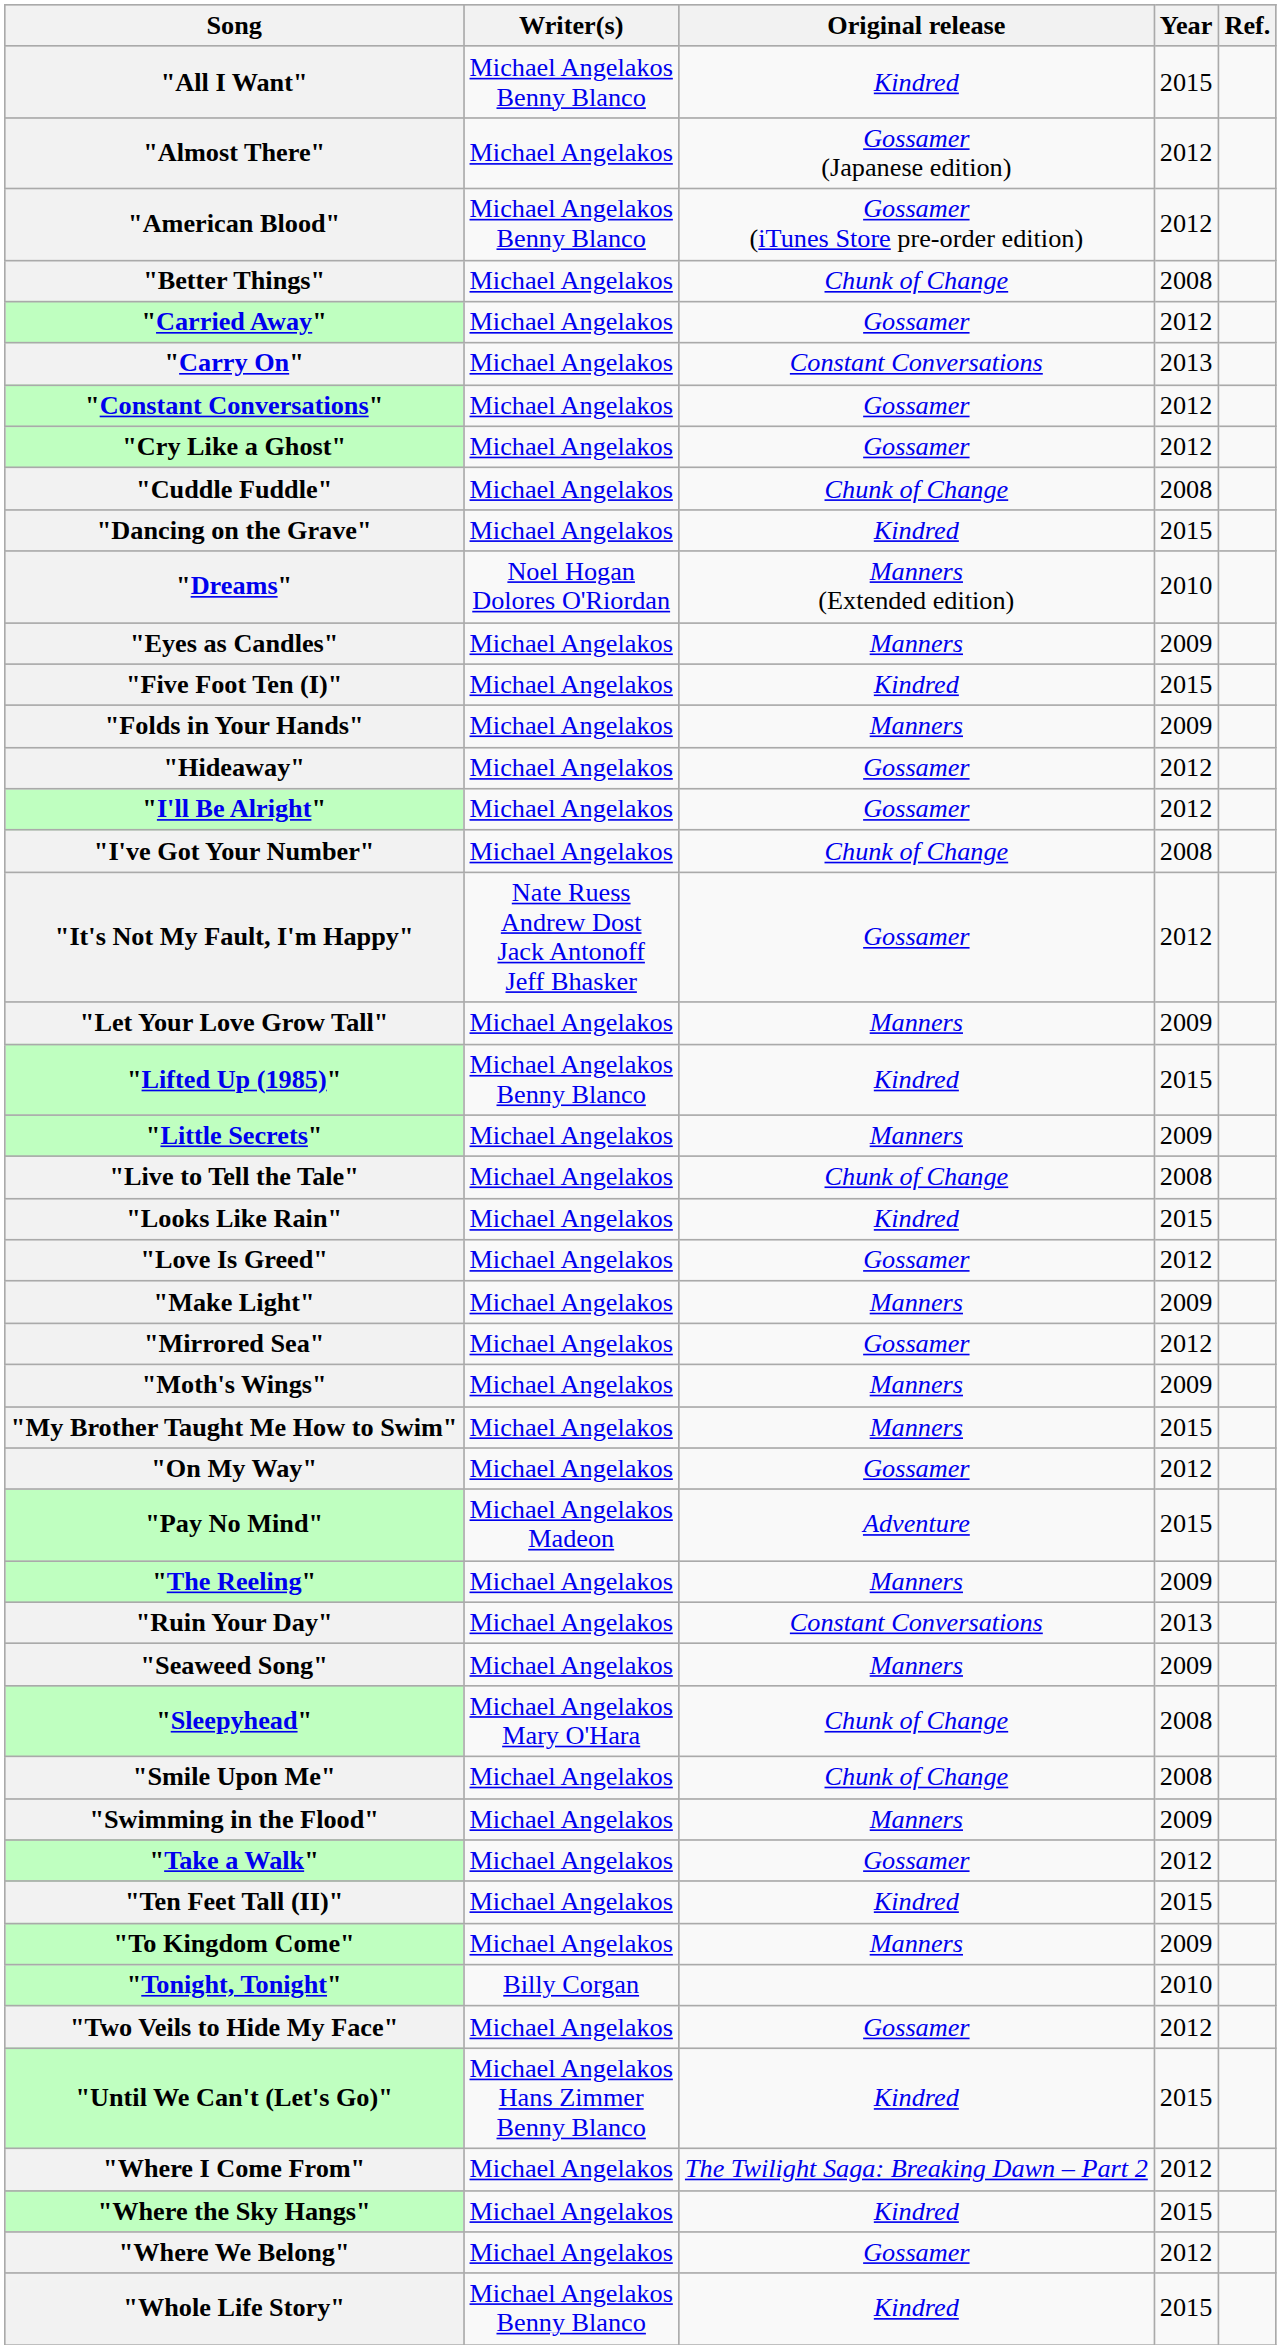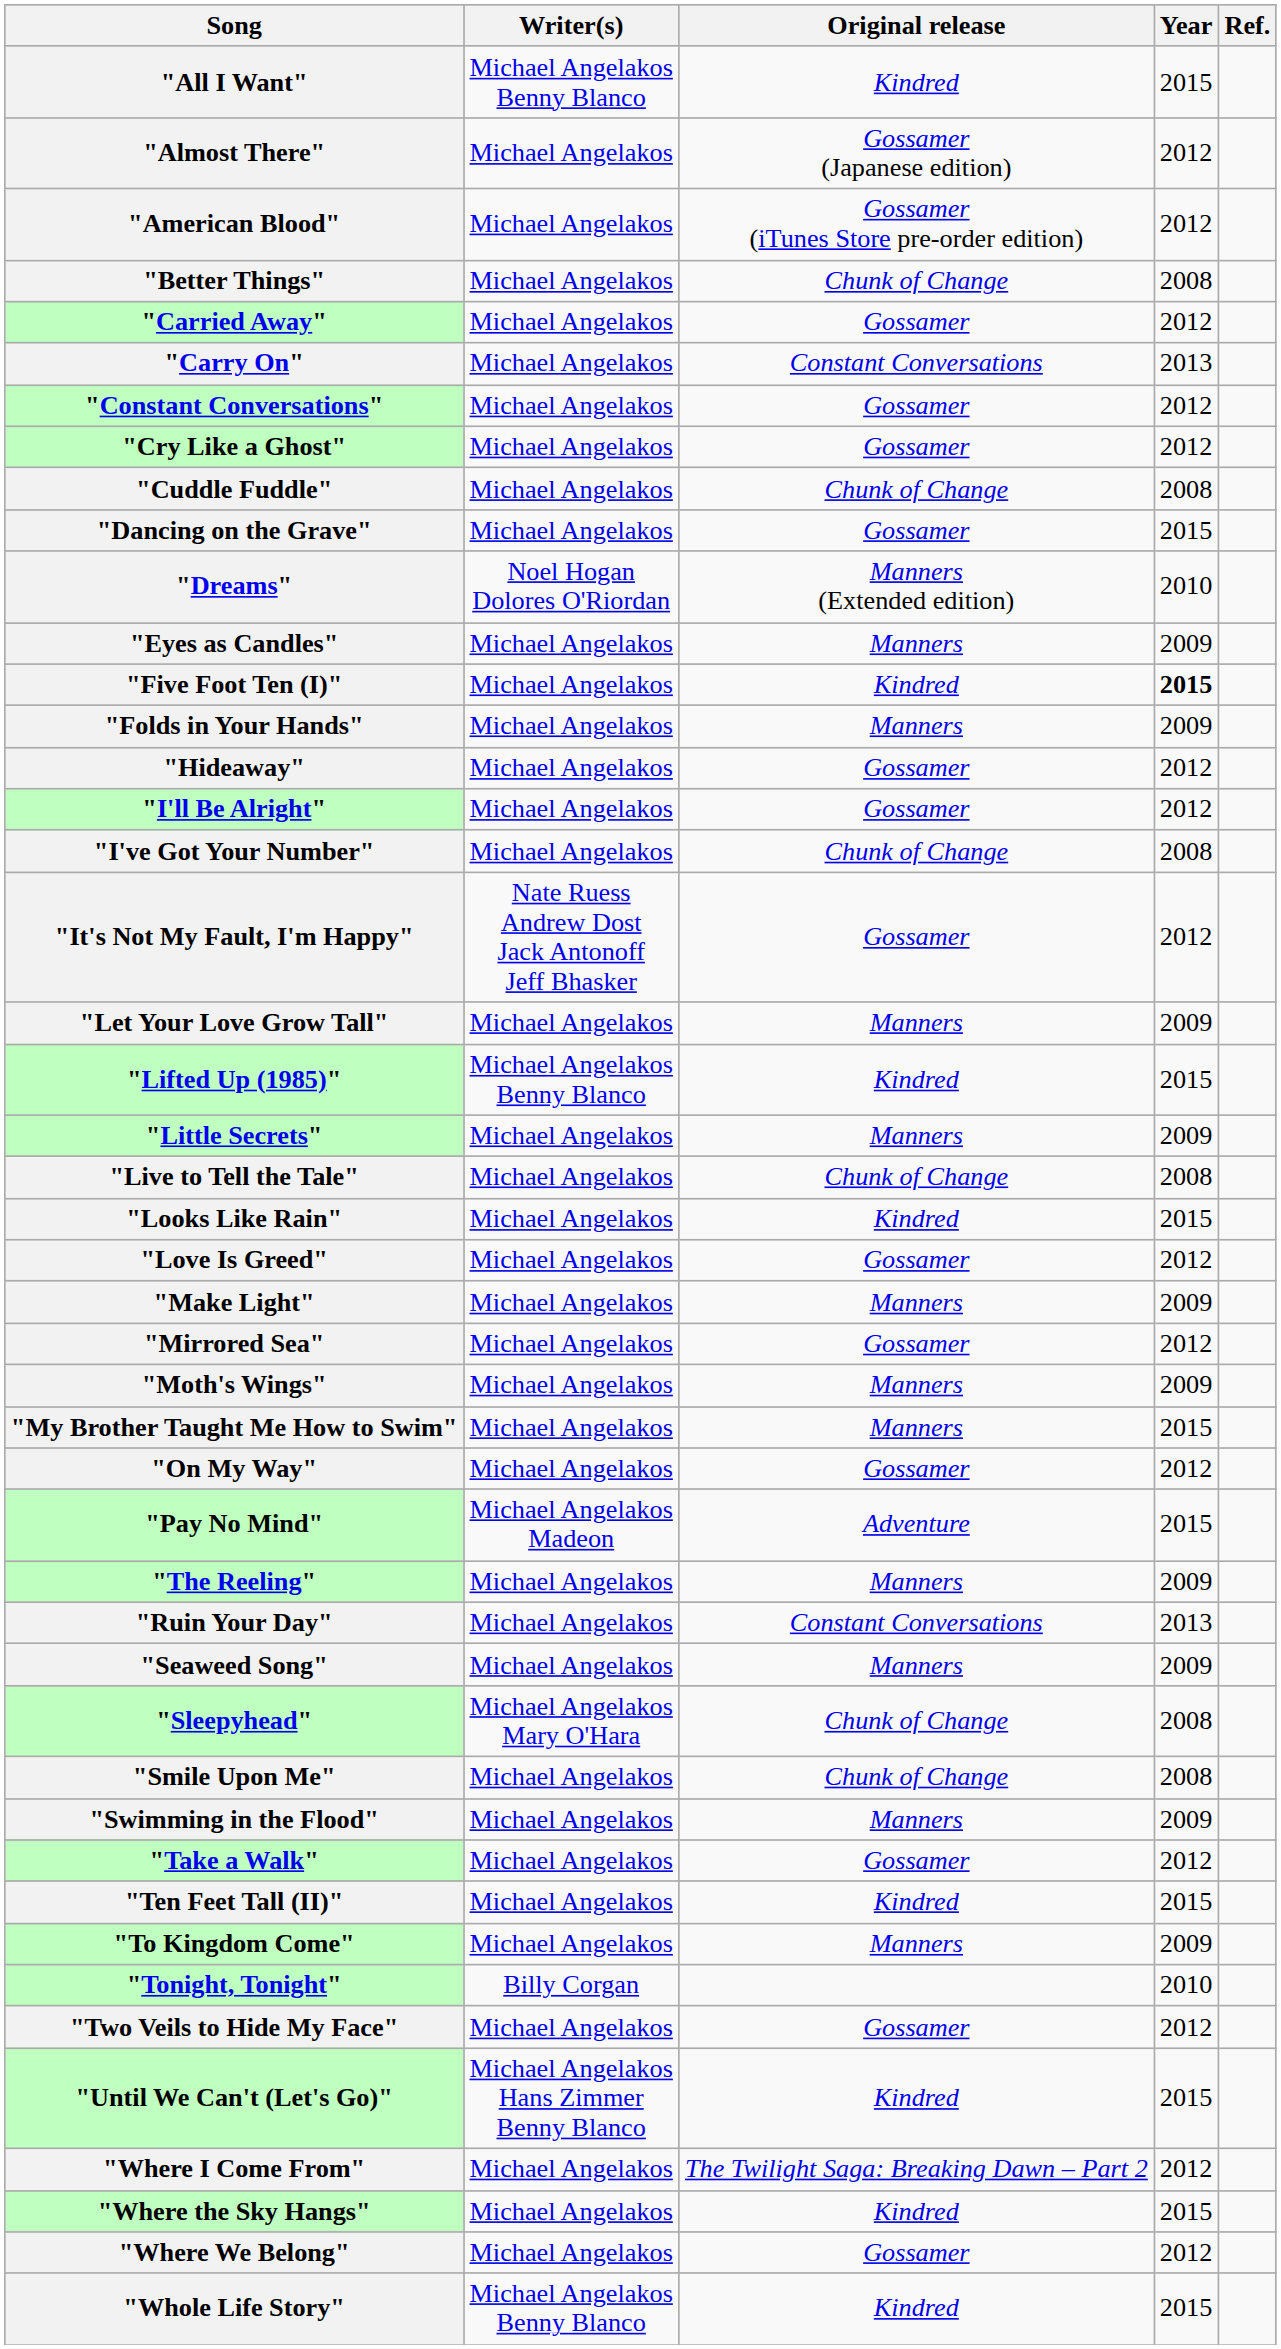(571, 223) Michael Angelakos Benny Blanco -> (571, 223) Michael Angelakos
(916, 530) Kindred -> (916, 530) Gossamer
(1186, 684) normal -> (1186, 684) bold
